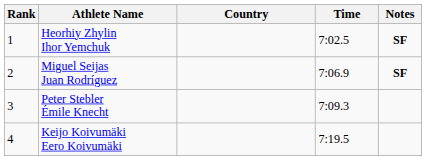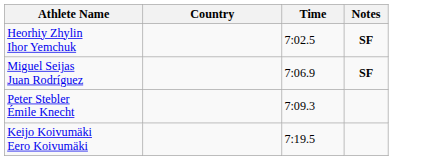- column: (21, 14)
